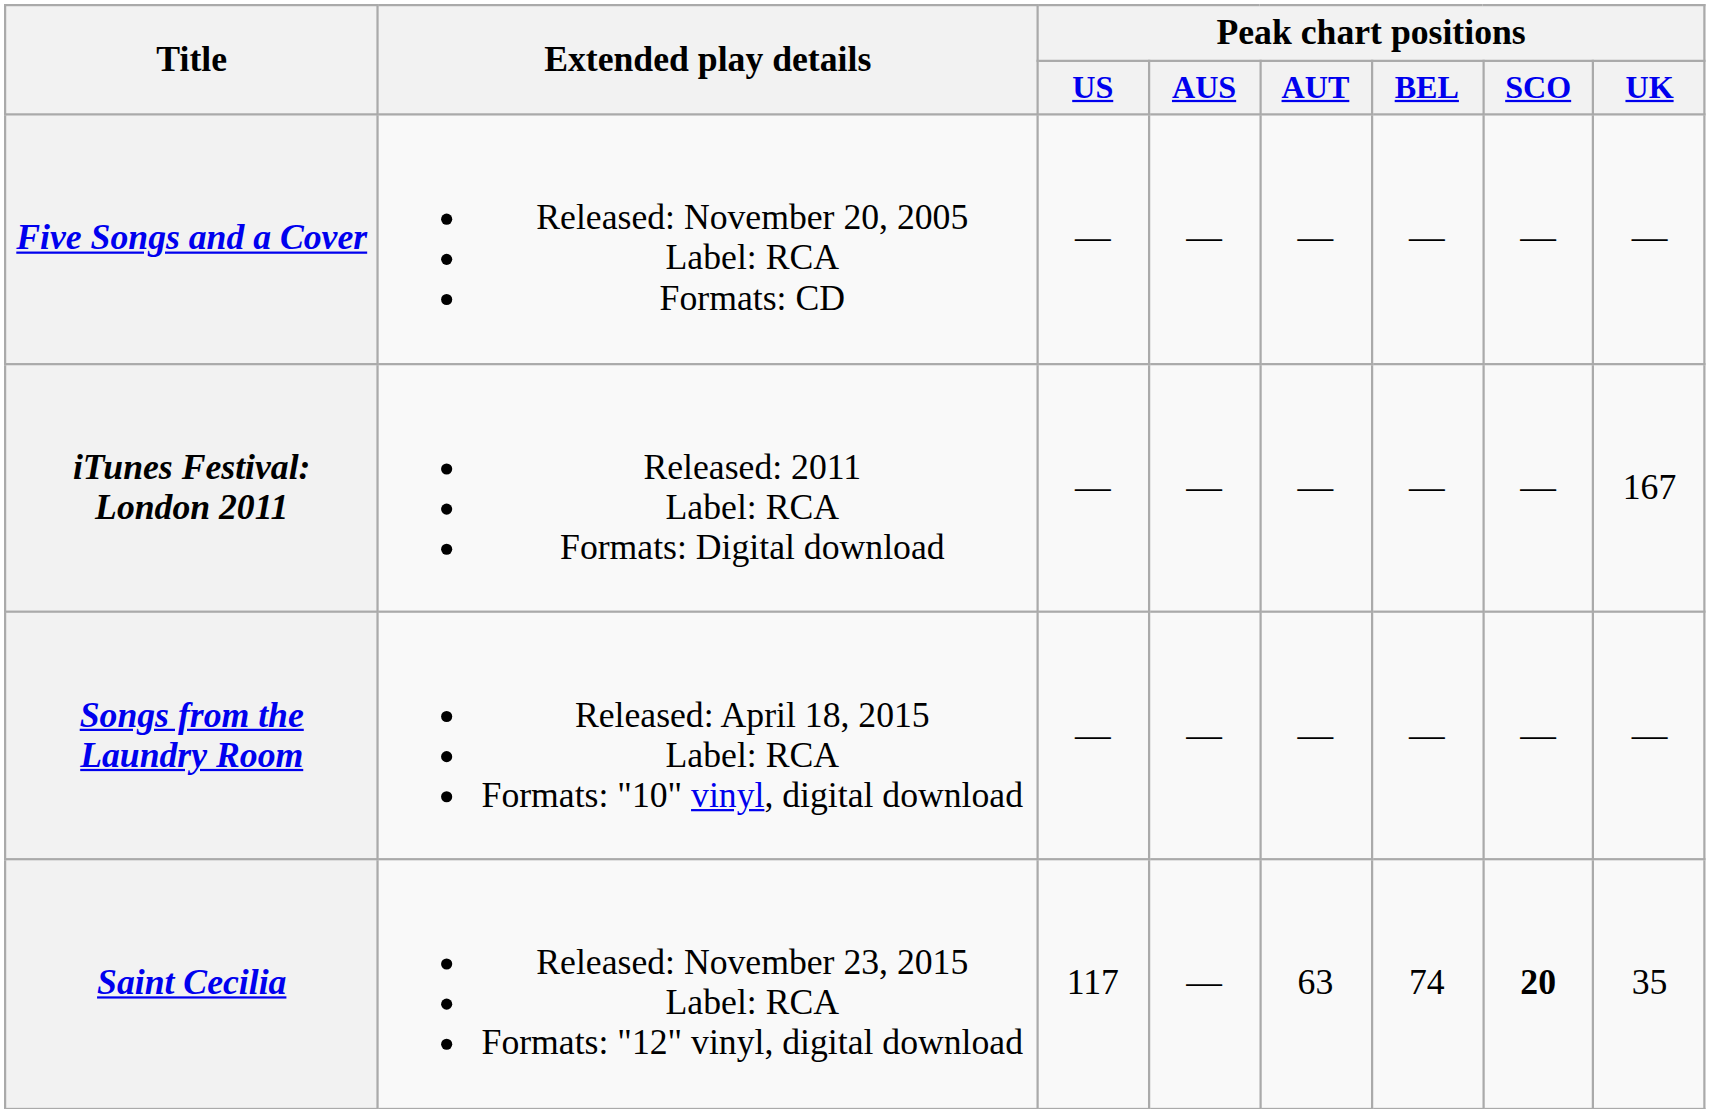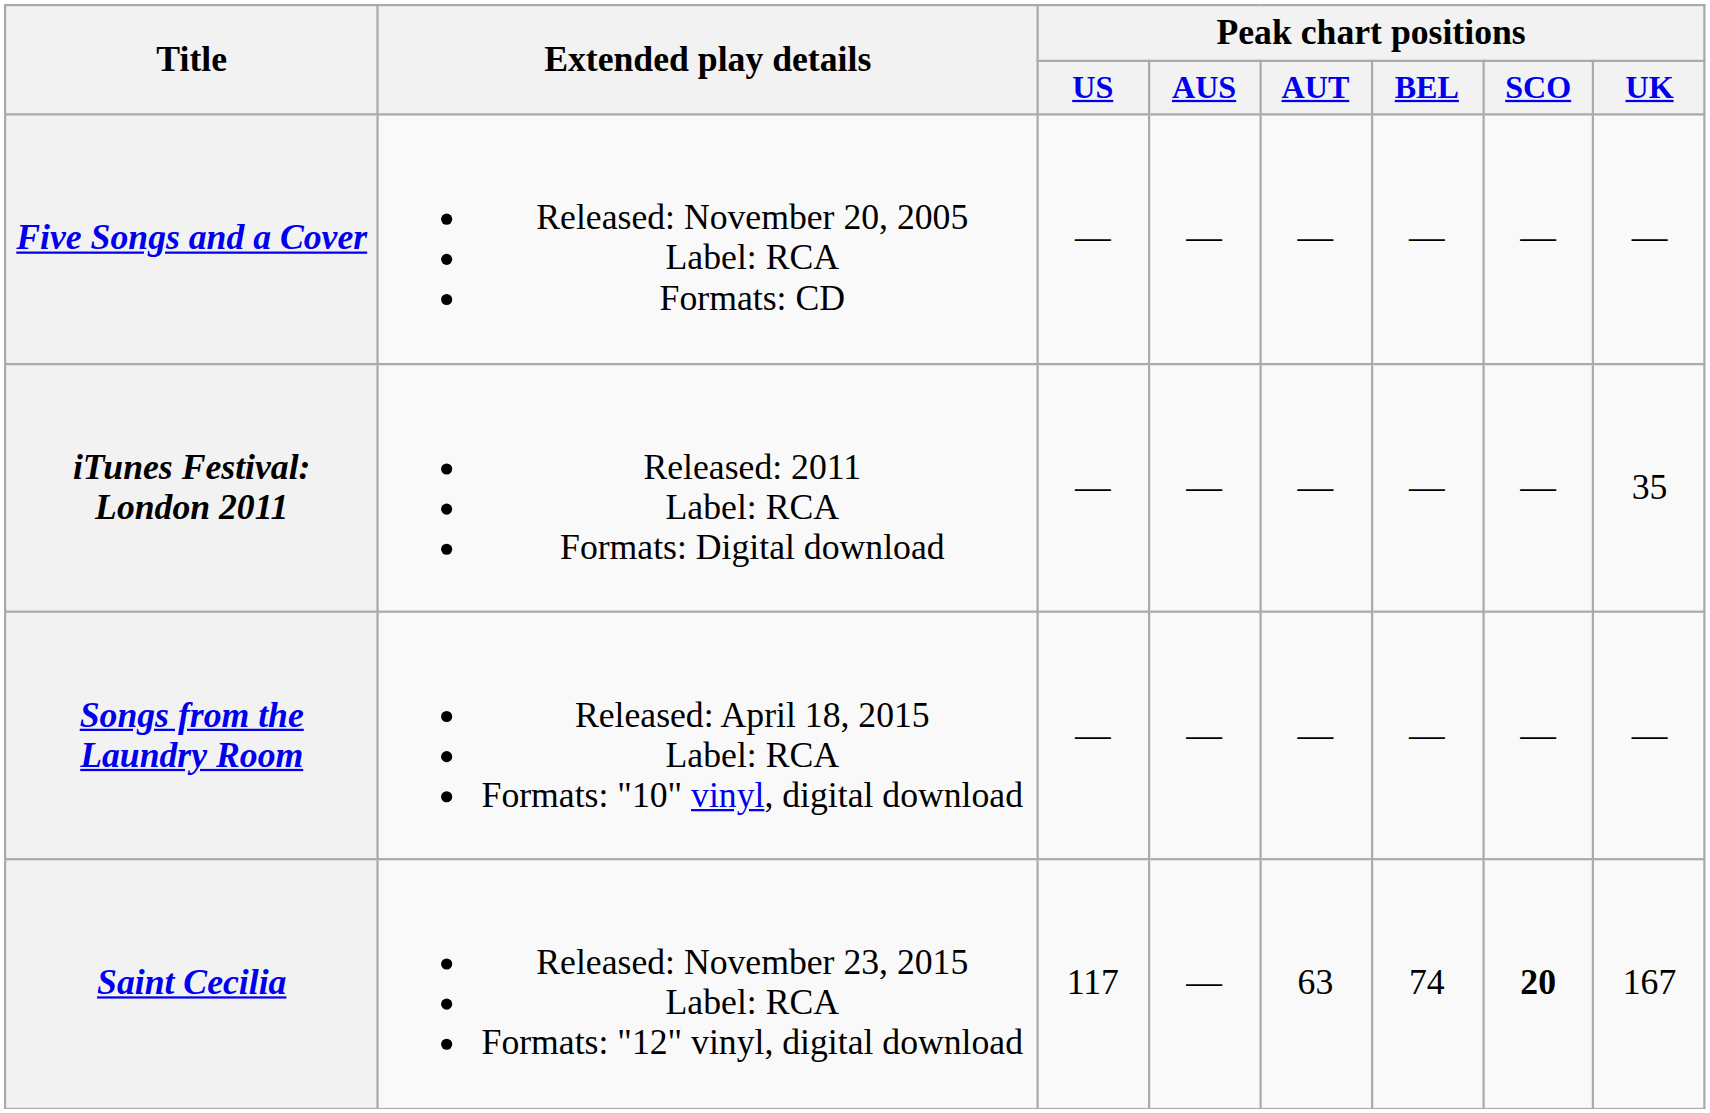(1650, 486) 167 -> (1650, 486) 35
(1650, 983) 35 -> (1650, 983) 167
